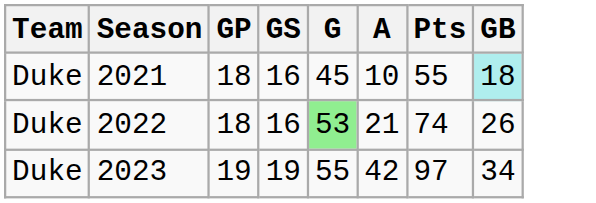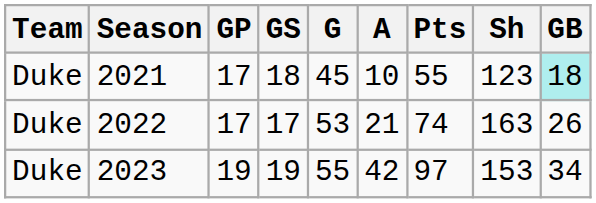+ column: (507, 29)
(234, 77) 18 -> (234, 77) 17
(283, 77) 16 -> (283, 77) 18
(234, 125) 18 -> (234, 125) 17
(283, 125) 16 -> (283, 125) 17
(333, 125) lightgreen background -> (333, 125) no background
